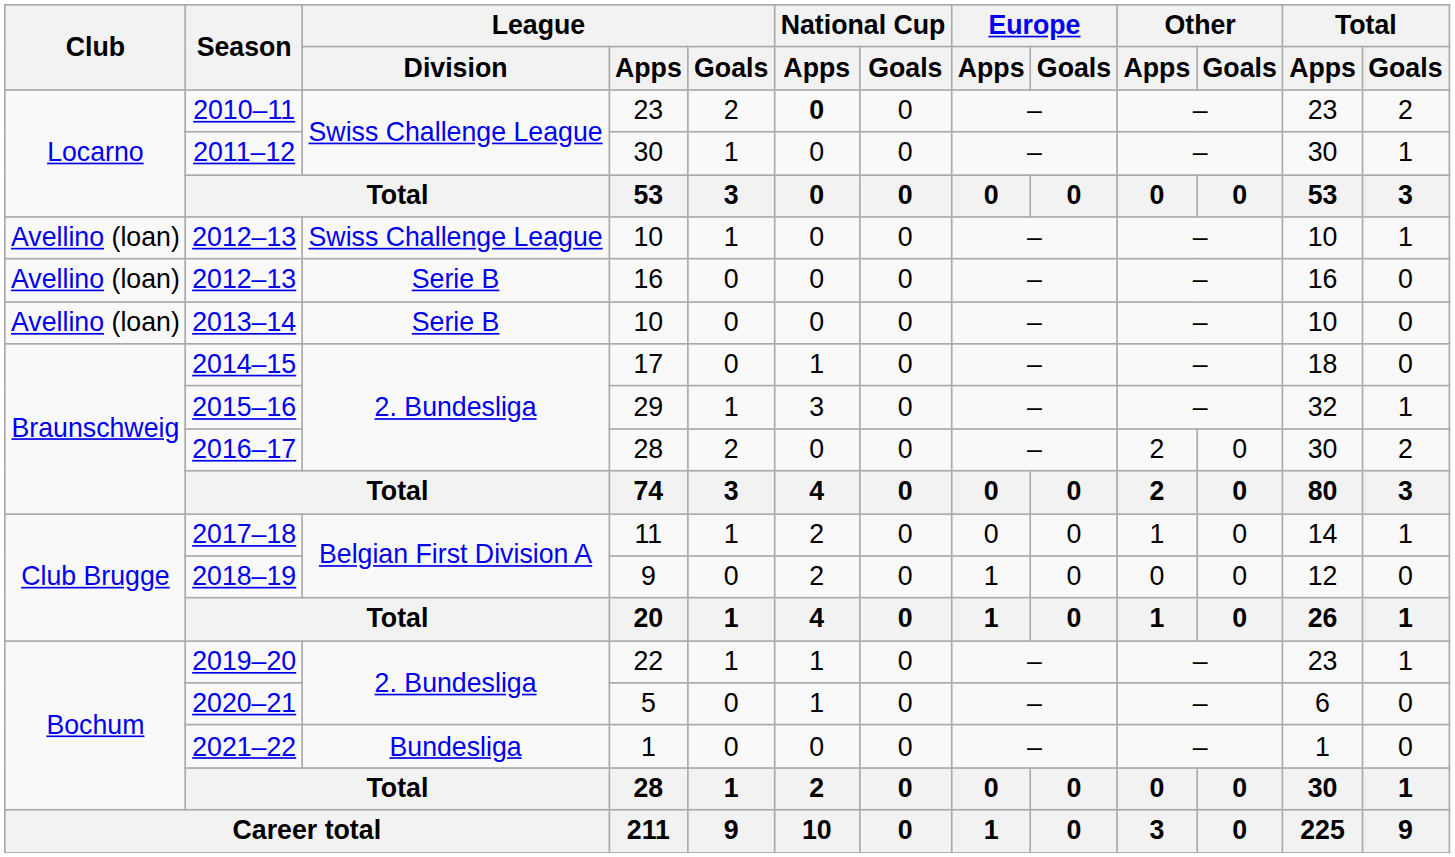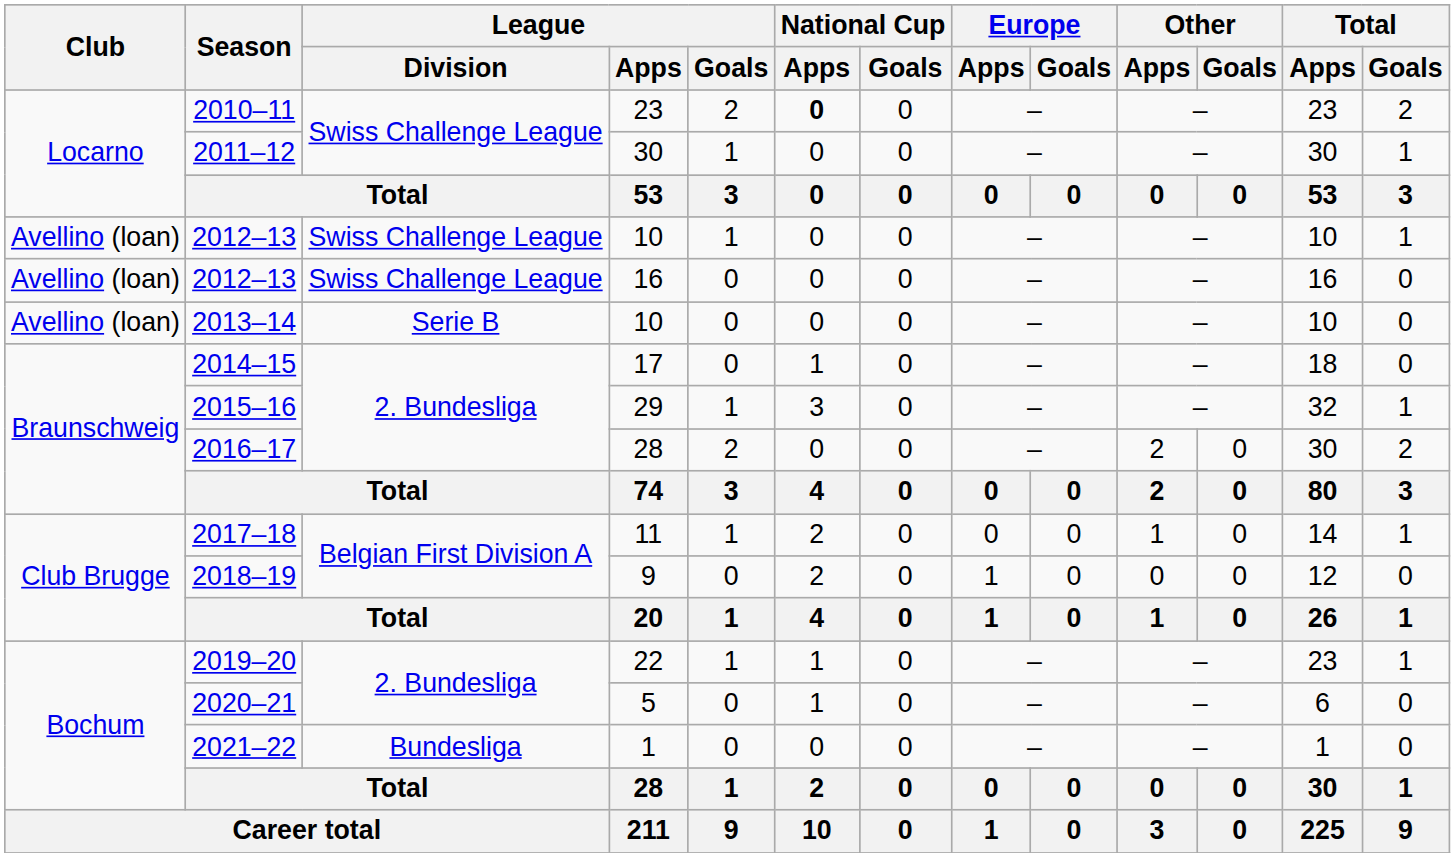(456, 279) Serie B -> (456, 279) Swiss Challenge League
